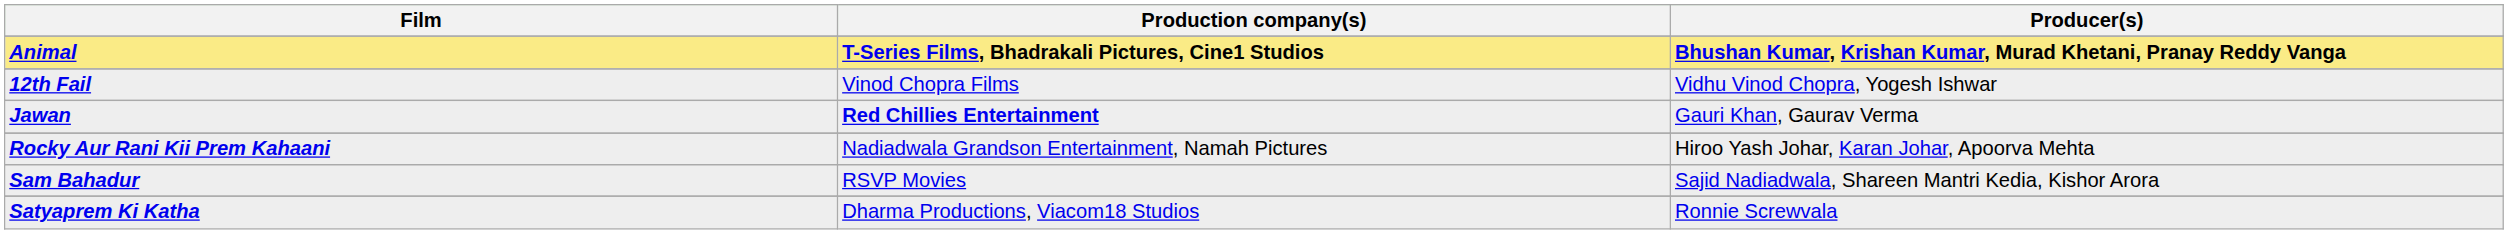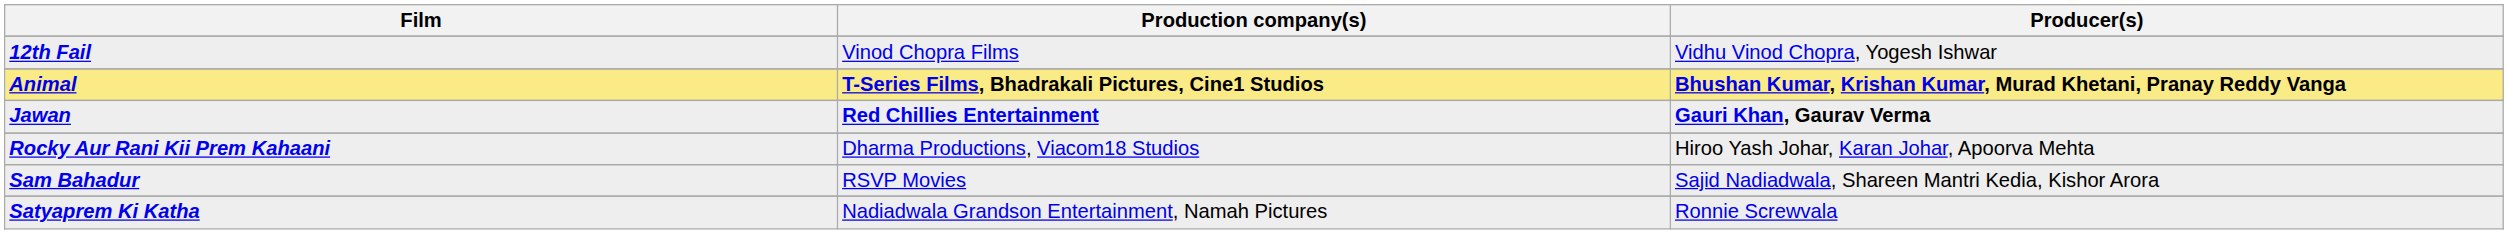rows swapped: (43, 52) <-> (50, 84)
(1797, 116) normal -> (1803, 116) bold
(1085, 148) Nadiadwala Grandson Entertainment, Namah Pictures -> (1021, 148) Dharma Productions, Viacom18 Studios
(1021, 212) Dharma Productions, Viacom18 Studios -> (1085, 212) Nadiadwala Grandson Entertainment, Namah Pictures
